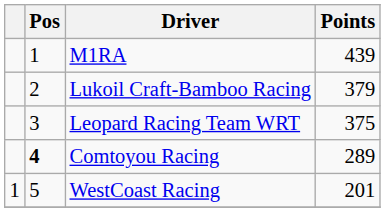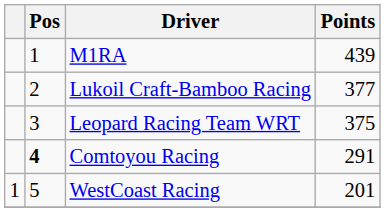(360, 89) 379 -> (360, 89) 377
(360, 156) 289 -> (360, 156) 291
